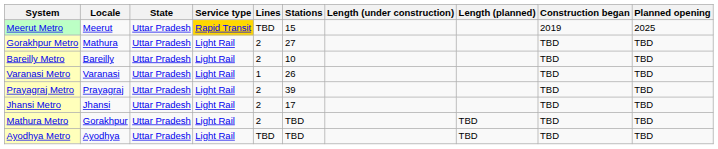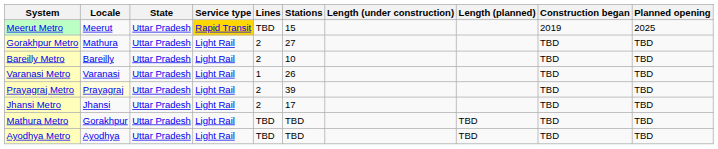(103, 89) no background -> (103, 89) lightyellow background
(258, 120) 2 -> (265, 120) TBD
